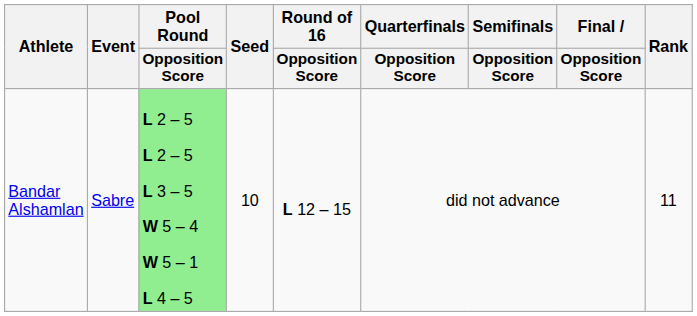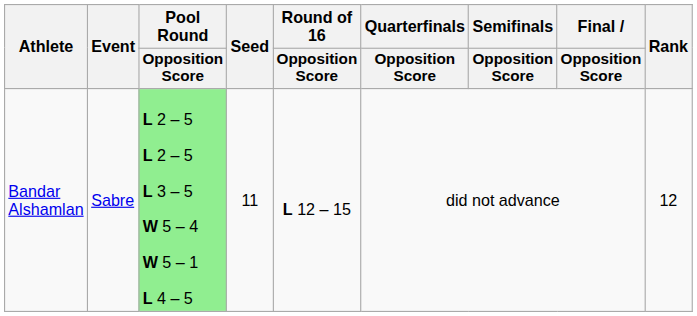(250, 200) 10 -> (250, 200) 11
(668, 200) 11 -> (668, 200) 12
